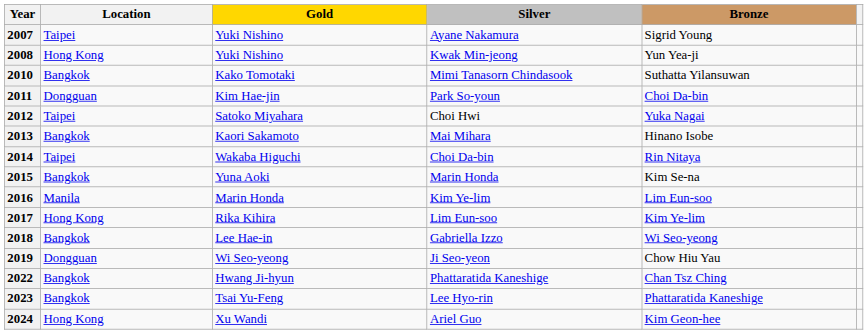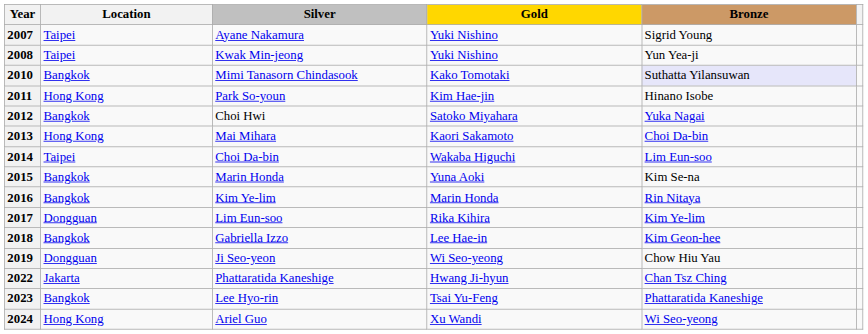columns swapped: (320, 14) <-> (534, 14)
(74, 55) Hong Kong -> (59, 55) Taipei
(697, 75) no background -> (697, 75) lavender background
(70, 95) Dongguan -> (74, 95) Hong Kong
(676, 95) Choi Da-bin -> (679, 95) Hinano Isobe
(59, 116) Taipei -> (67, 116) Bangkok
(67, 136) Bangkok -> (74, 136) Hong Kong
(679, 136) Hinano Isobe -> (676, 136) Choi Da-bin
(673, 156) Rin Nitaya -> (678, 156) Lim Eun-soo
(62, 197) Manila -> (67, 197) Bangkok
(678, 197) Lim Eun-soo -> (673, 197) Rin Nitaya
(74, 217) Hong Kong -> (70, 217) Dongguan
(681, 237) Wi Seo-yeong -> (682, 237) Kim Geon-hee
(67, 278) Bangkok -> (62, 278) Jakarta
(682, 319) Kim Geon-hee -> (681, 319) Wi Seo-yeong
